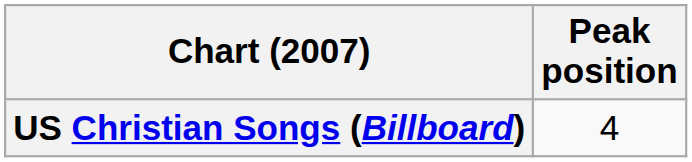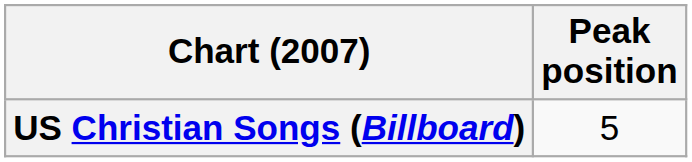(610, 127) 4 -> (610, 127) 5
